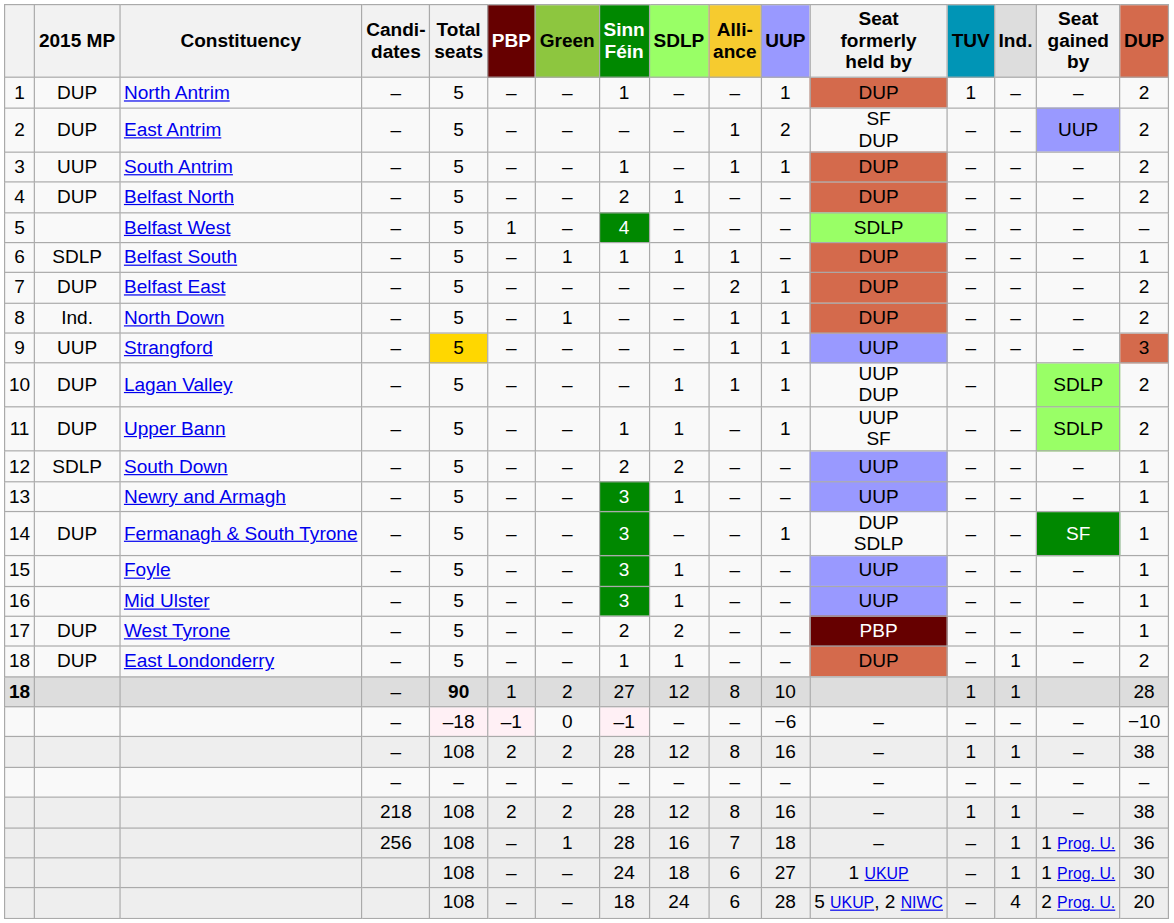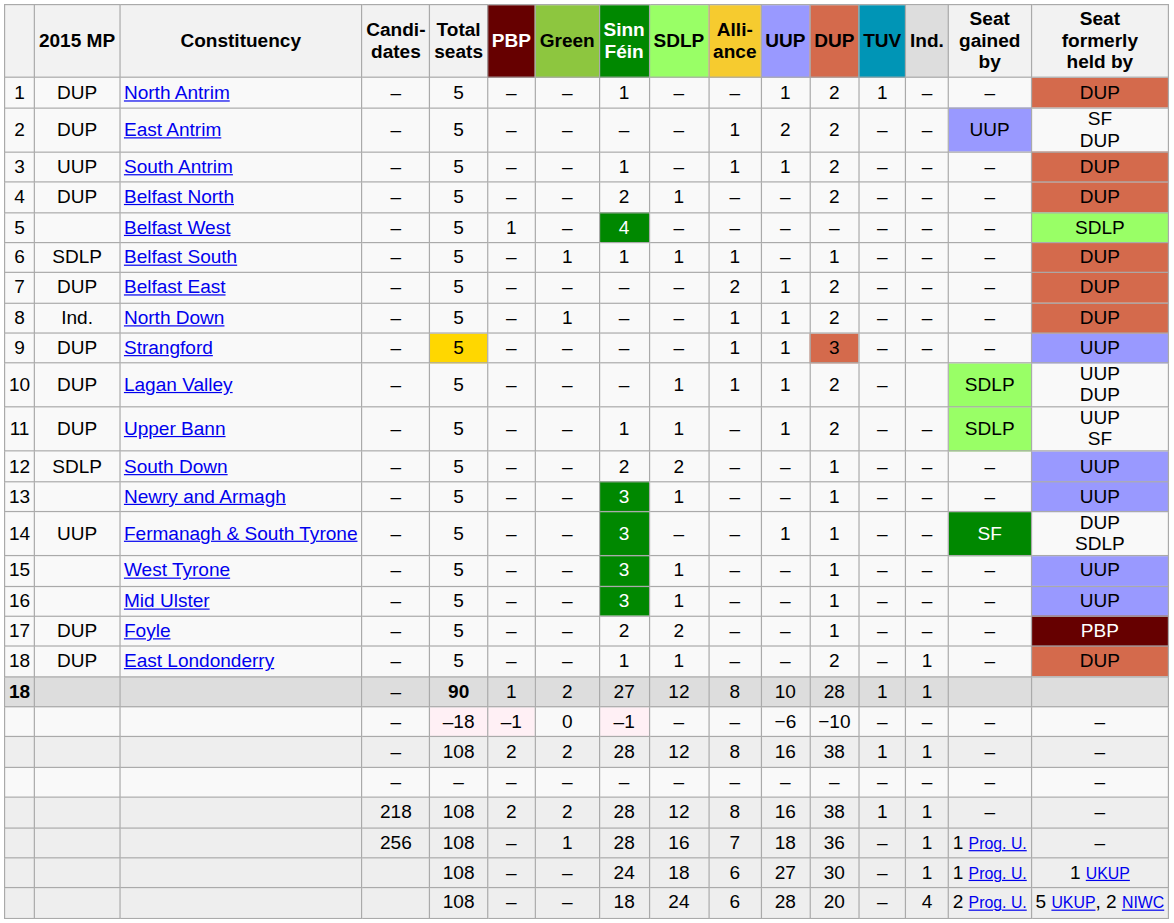columns swapped: (1144, 41) <-> (879, 41)
(77, 348) UUP -> (77, 348) DUP
(77, 533) DUP -> (77, 533) UUP
(147, 570) Foyle -> (177, 570) West Tyrone
(177, 631) West Tyrone -> (147, 631) Foyle
